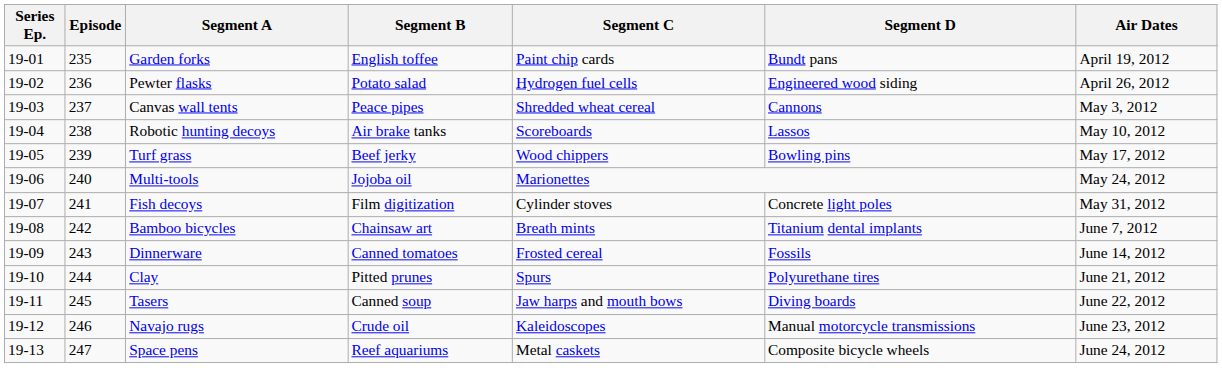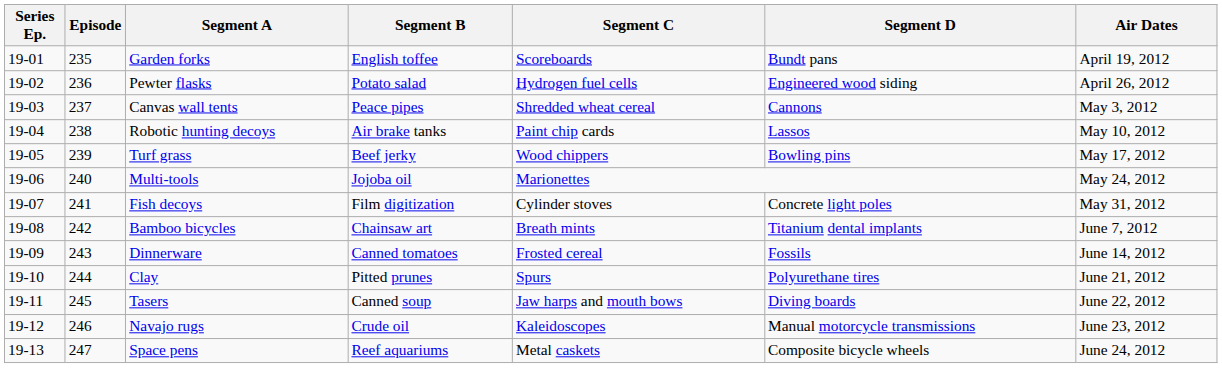(565, 58) Paint chip cards -> (554, 58) Scoreboards
(554, 131) Scoreboards -> (565, 131) Paint chip cards
